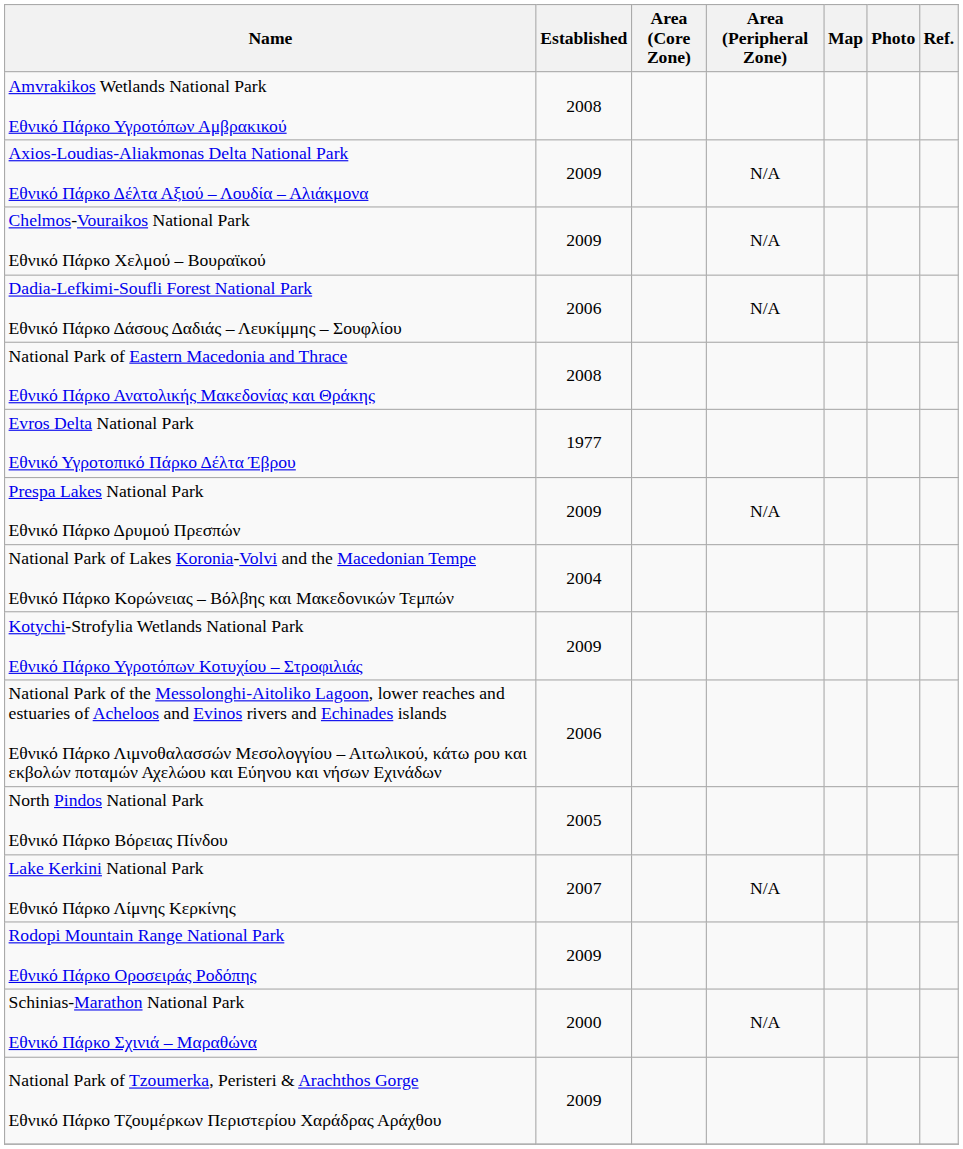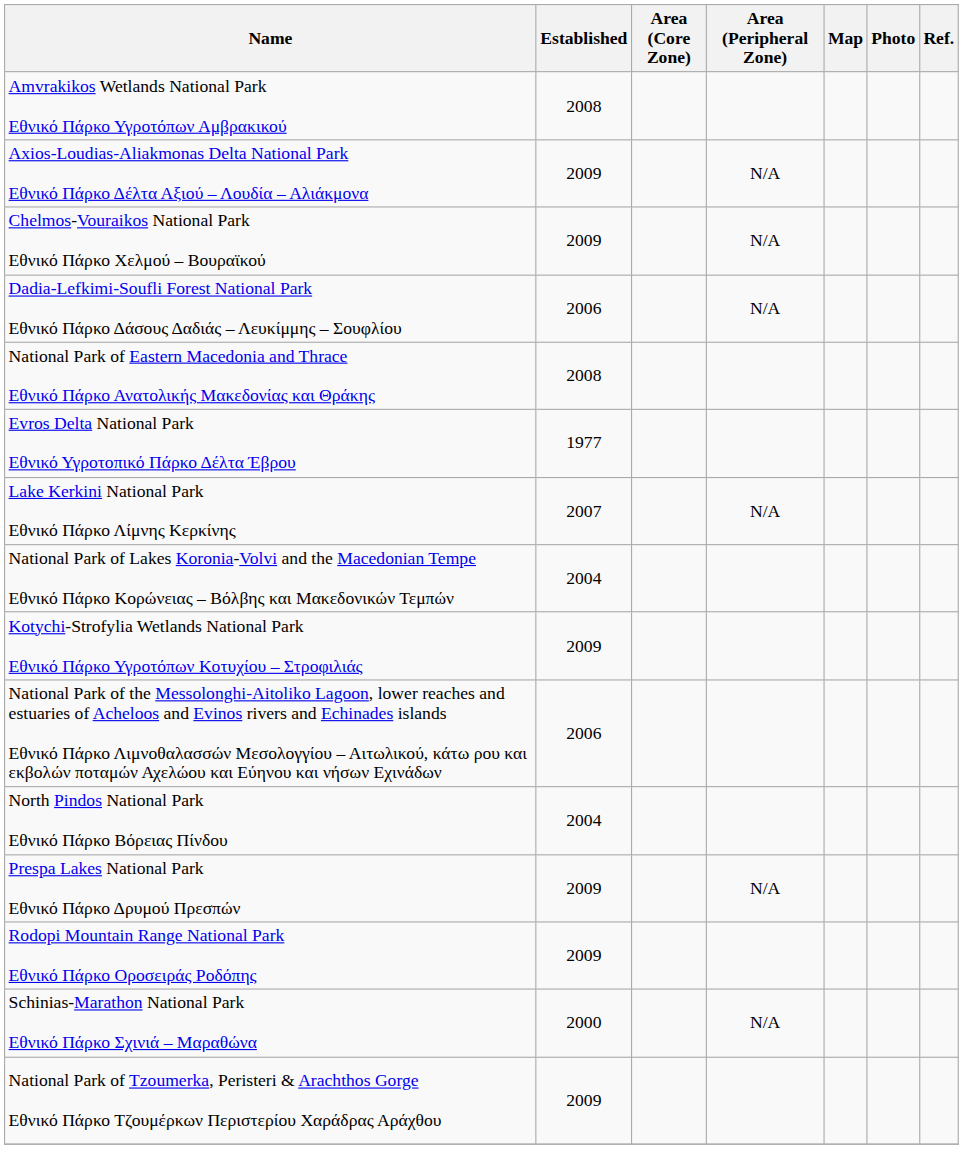rows swapped: (122, 888) <-> (125, 510)
(584, 820) 2005 -> (584, 820) 2004
